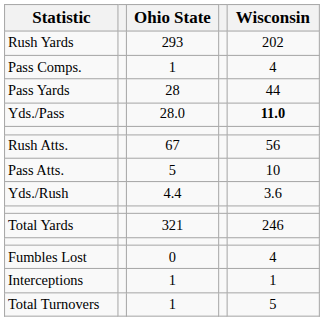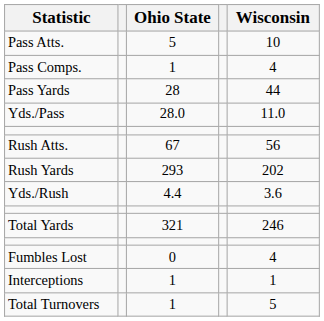rows swapped: (36, 170) <-> (41, 43)
(273, 114) bold -> (273, 114) normal
